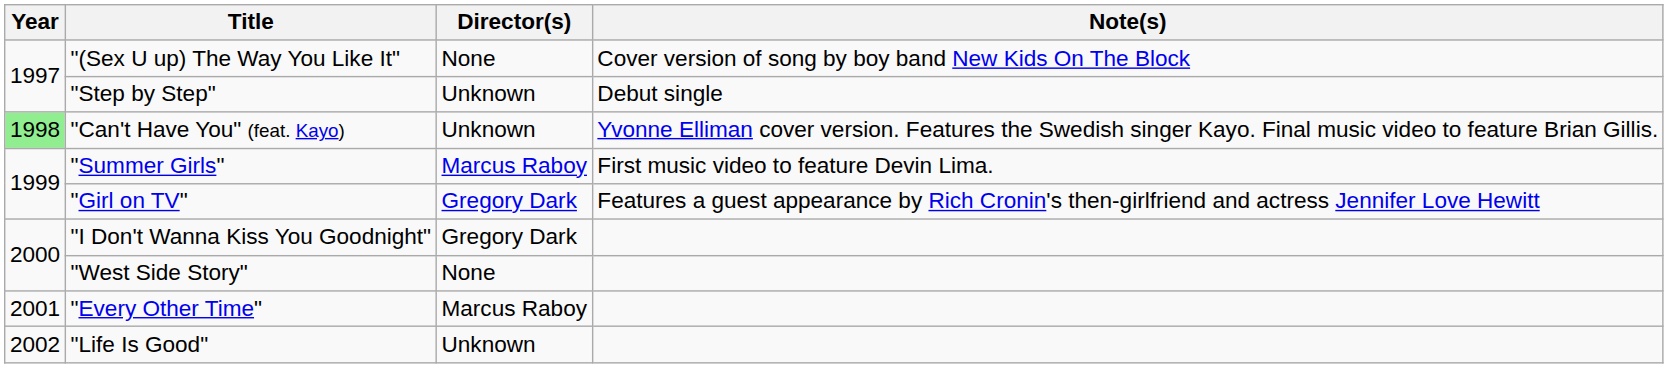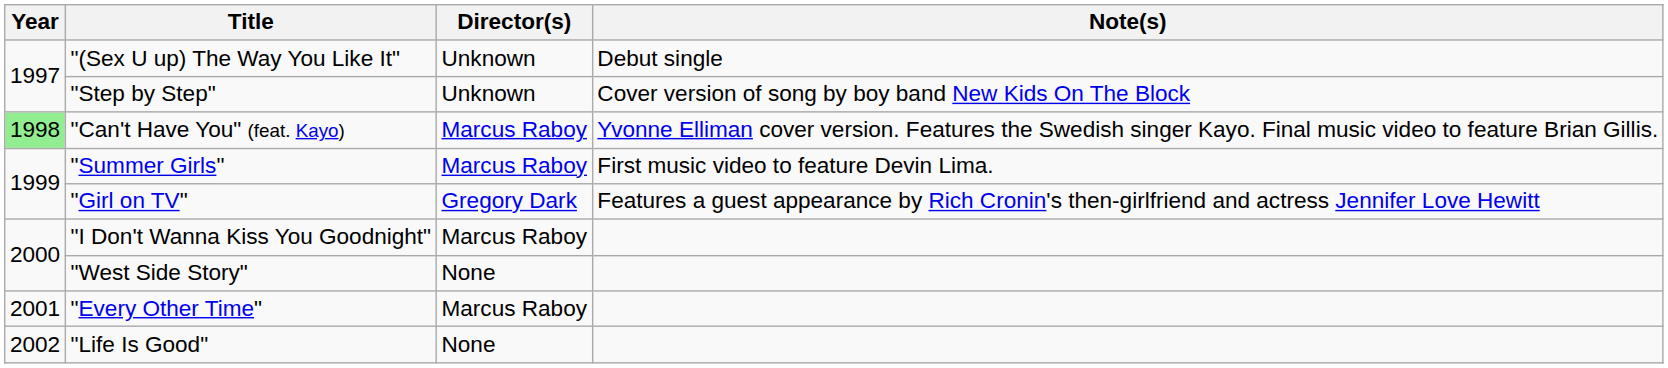(468, 58) None -> (489, 58) Unknown
(894, 58) Cover version of song by boy band New Kids On The Block -> (660, 58) Debut single
(660, 93) Debut single -> (894, 93) Cover version of song by boy band New Kids On The Block
(489, 129) Unknown -> (514, 129) Marcus Raboy
(509, 237) Gregory Dark -> (514, 237) Marcus Raboy
(489, 344) Unknown -> (468, 344) None
